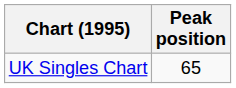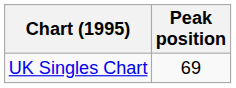(191, 67) 65 -> (191, 67) 69
